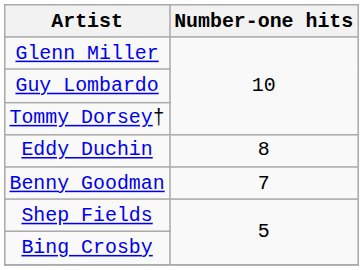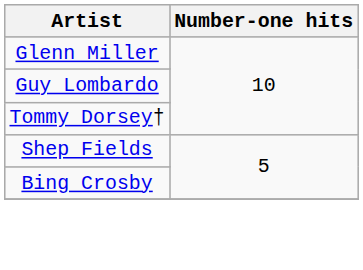- row: (87, 151)
- row: (87, 183)
